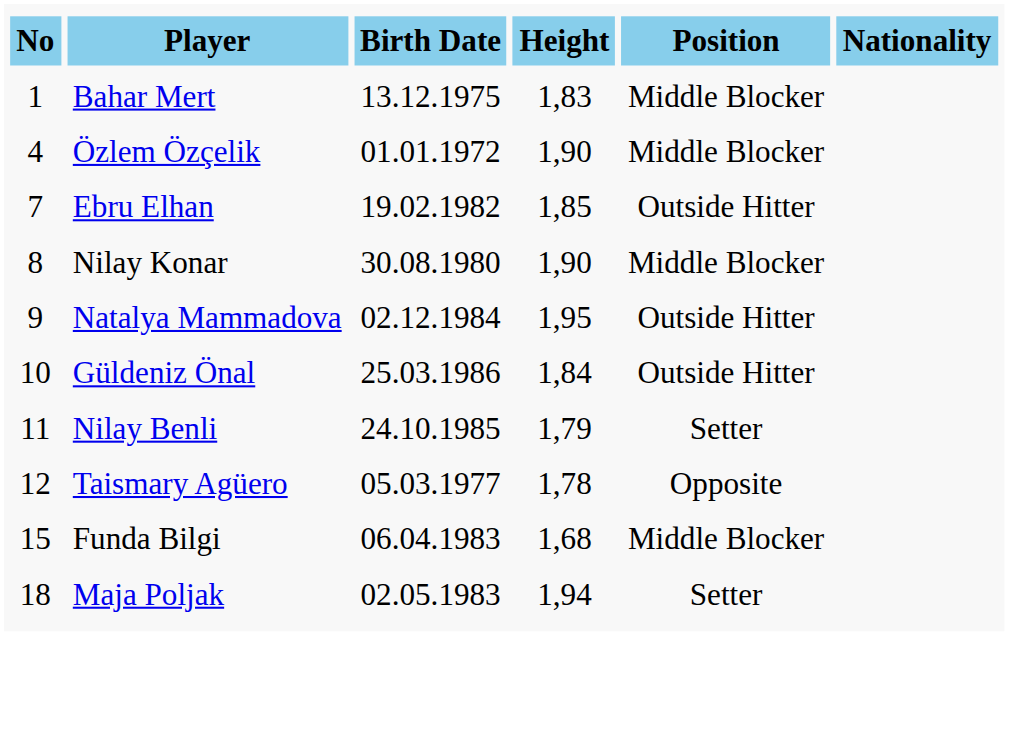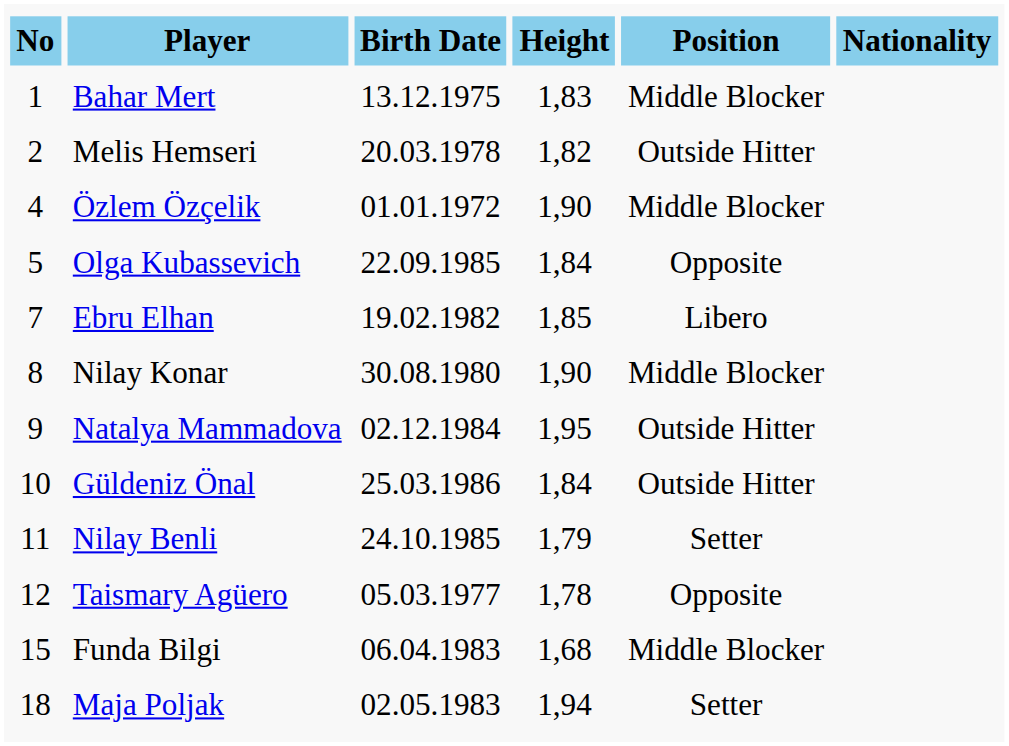+ row: (165, 151)
+ row: (187, 261)
(726, 206) Outside Hitter -> (726, 317) Libero
